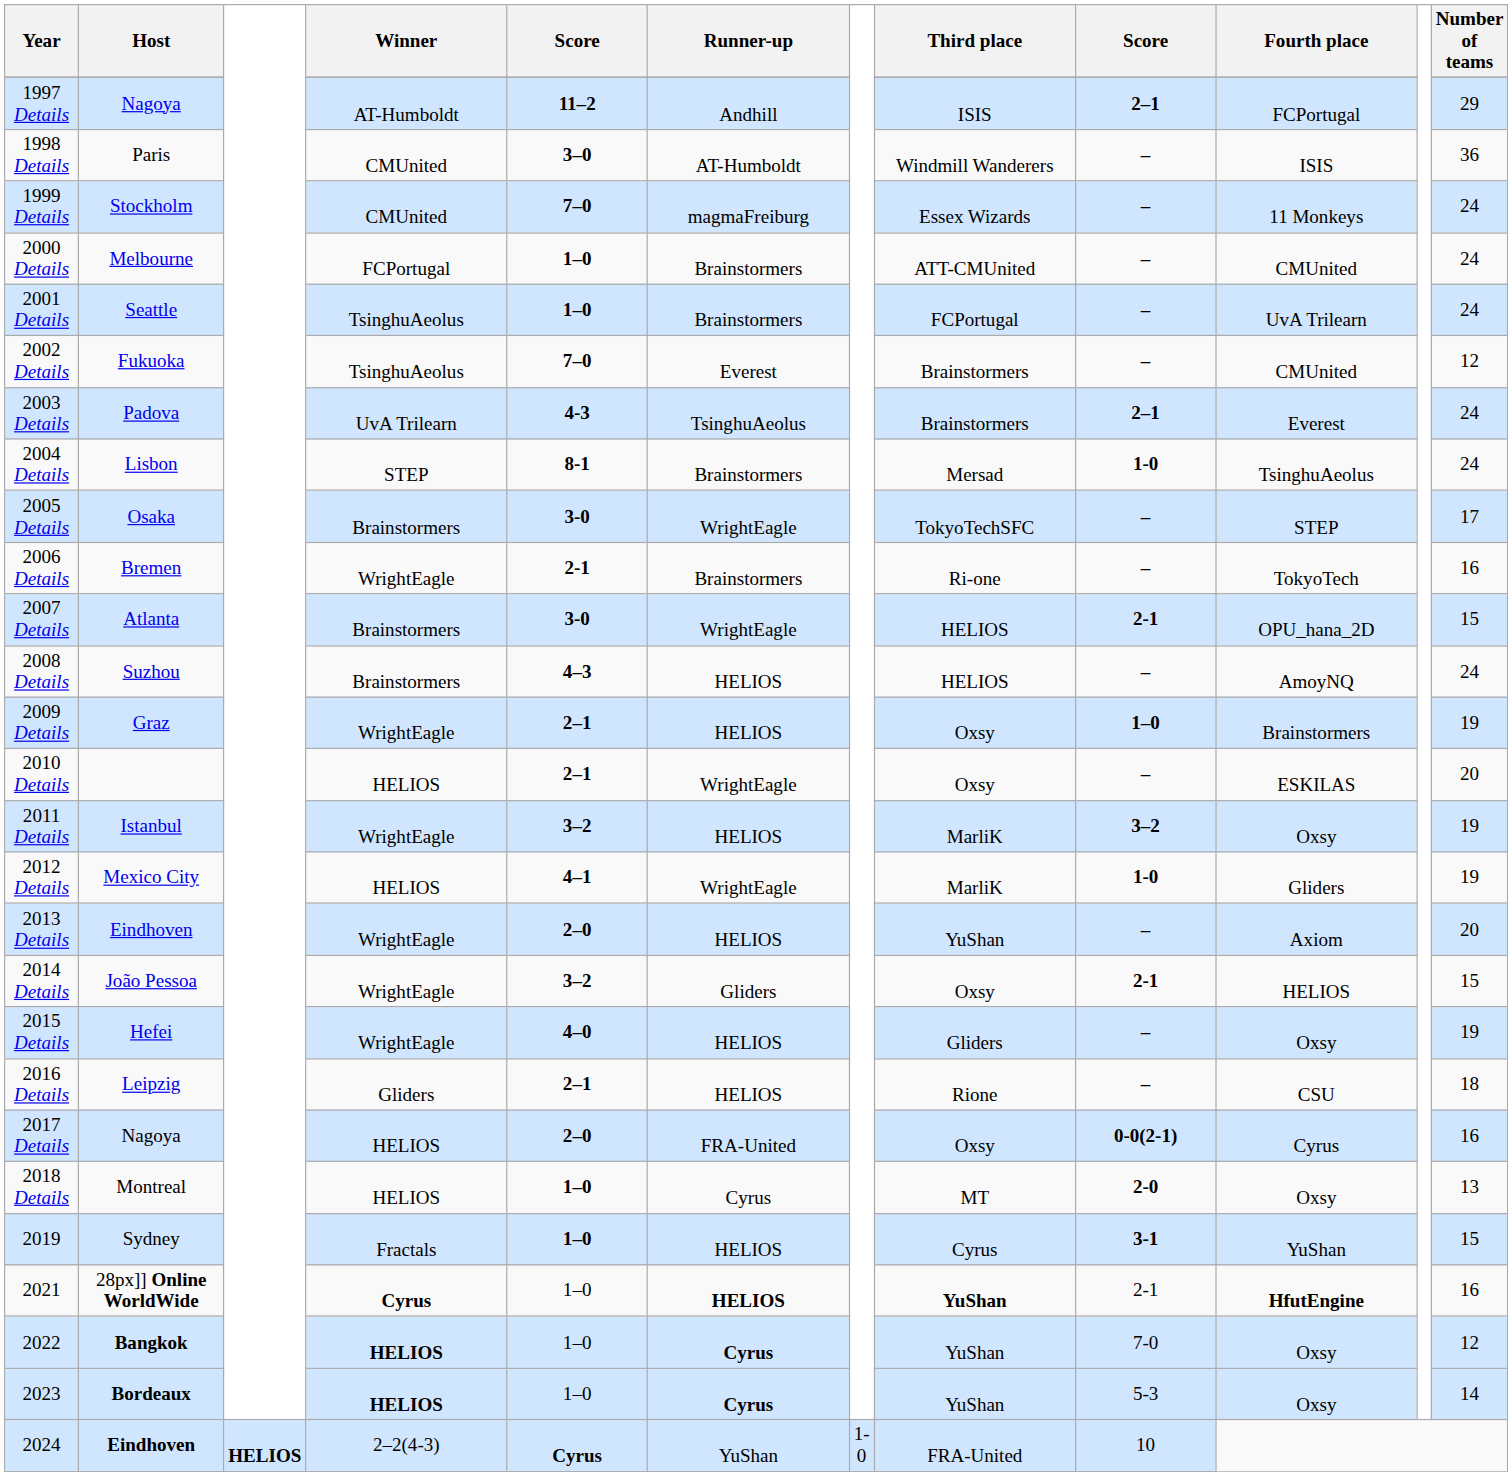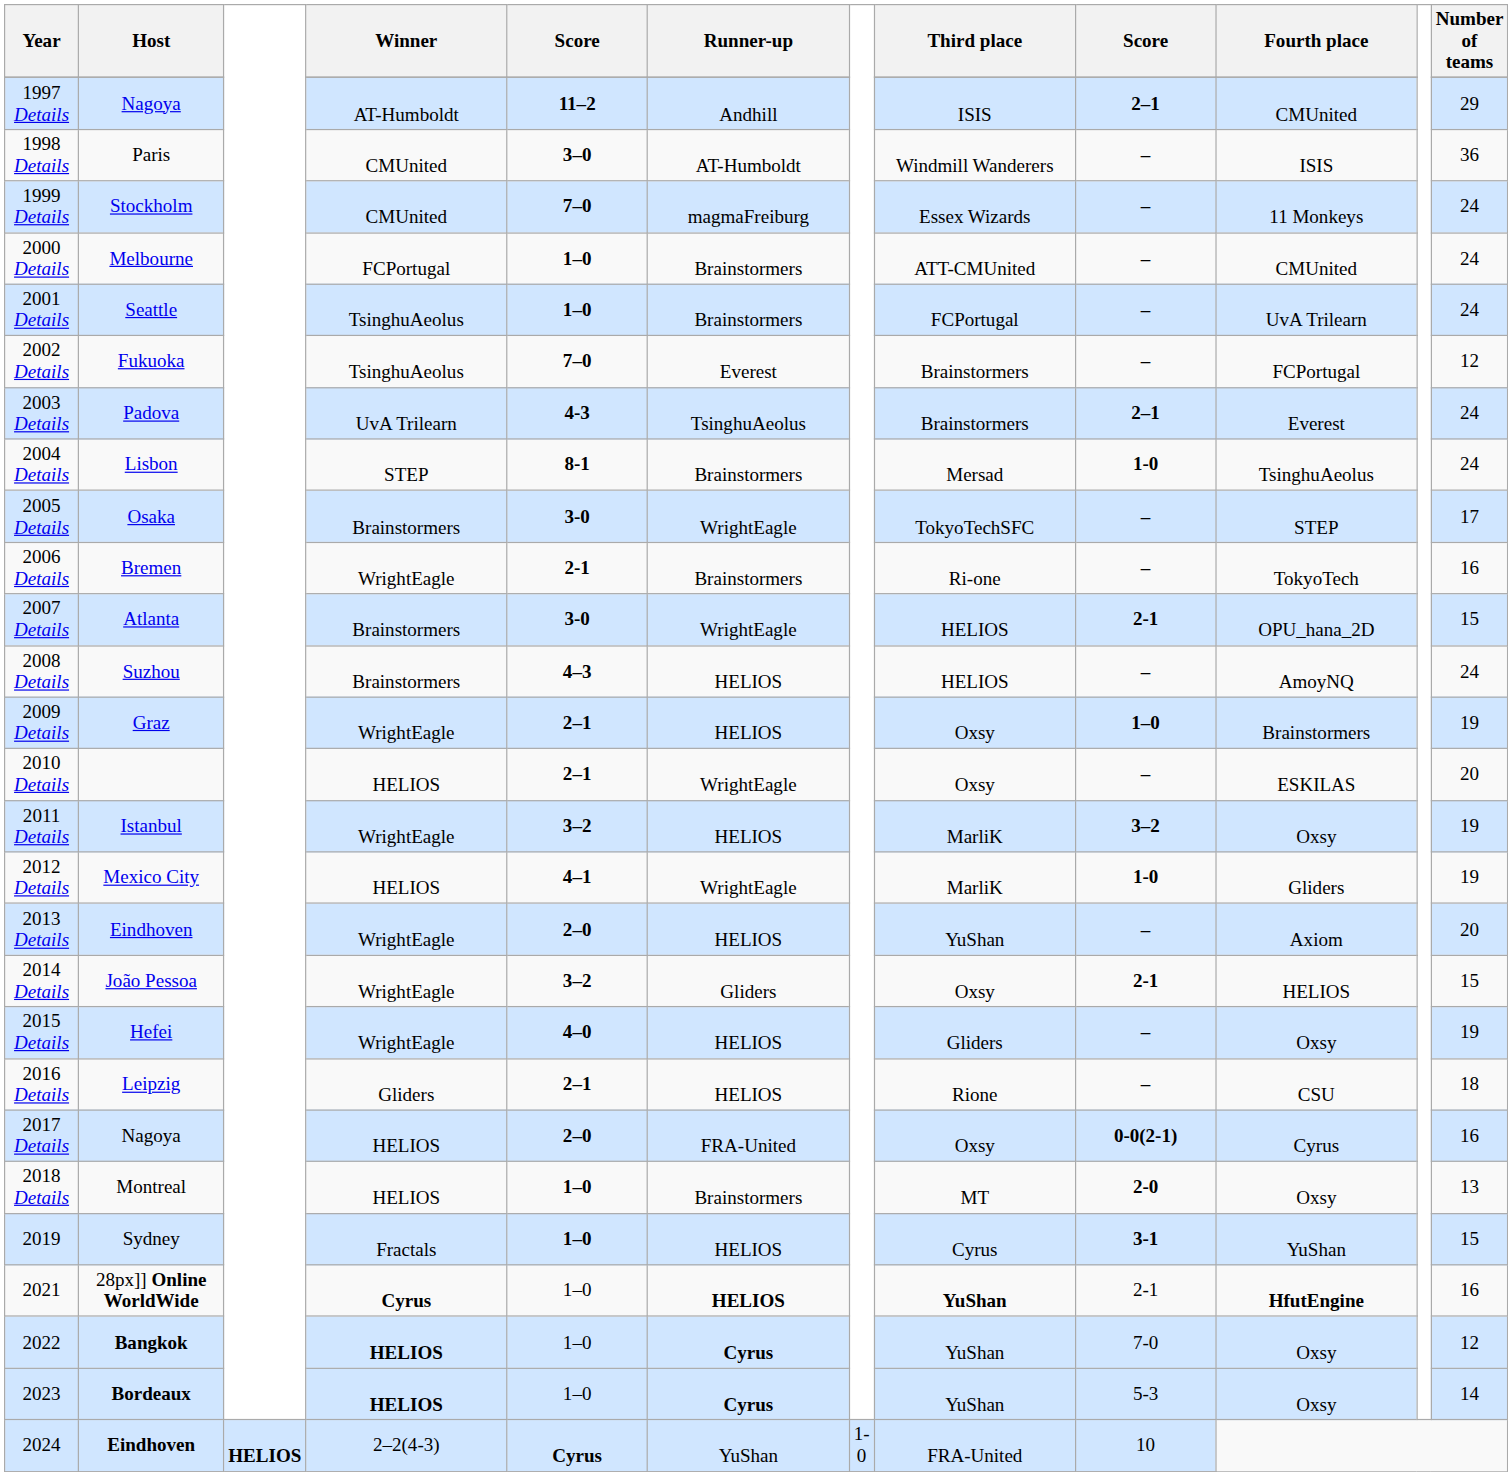(1316, 114) FCPortugal -> (1316, 114) CMUnited
(1316, 372) CMUnited -> (1316, 372) FCPortugal
(748, 1197) Cyrus -> (748, 1197) Brainstormers
